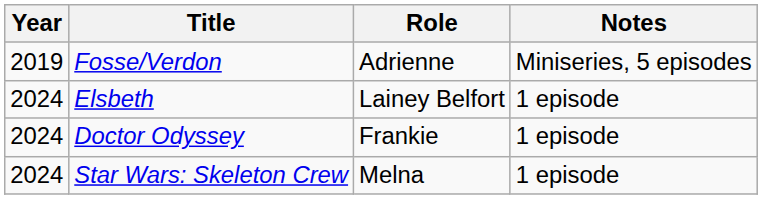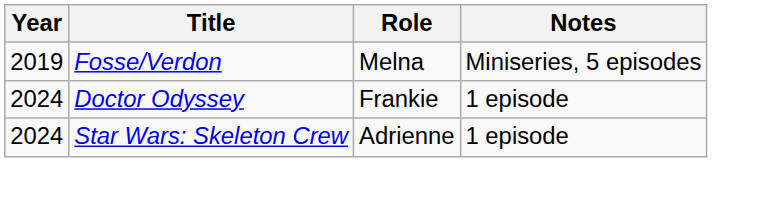(407, 61) Adrienne -> (392, 61) Melna
- row: (114, 99)
(392, 174) Melna -> (407, 136) Adrienne
